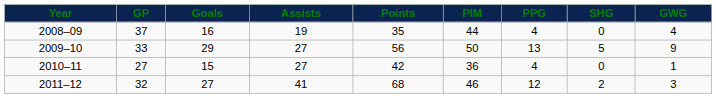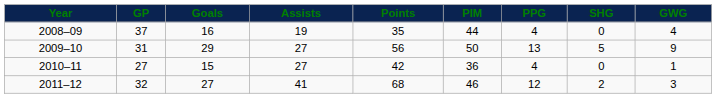(141, 48) 33 -> (141, 48) 31
